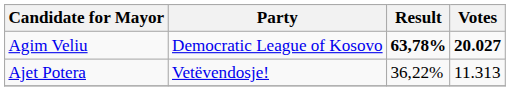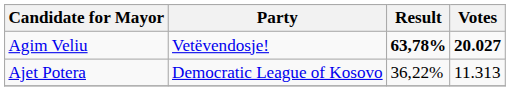(277, 45) Democratic League of Kosovo -> (221, 45) Vetëvendosje!
(221, 72) Vetëvendosje! -> (277, 72) Democratic League of Kosovo
